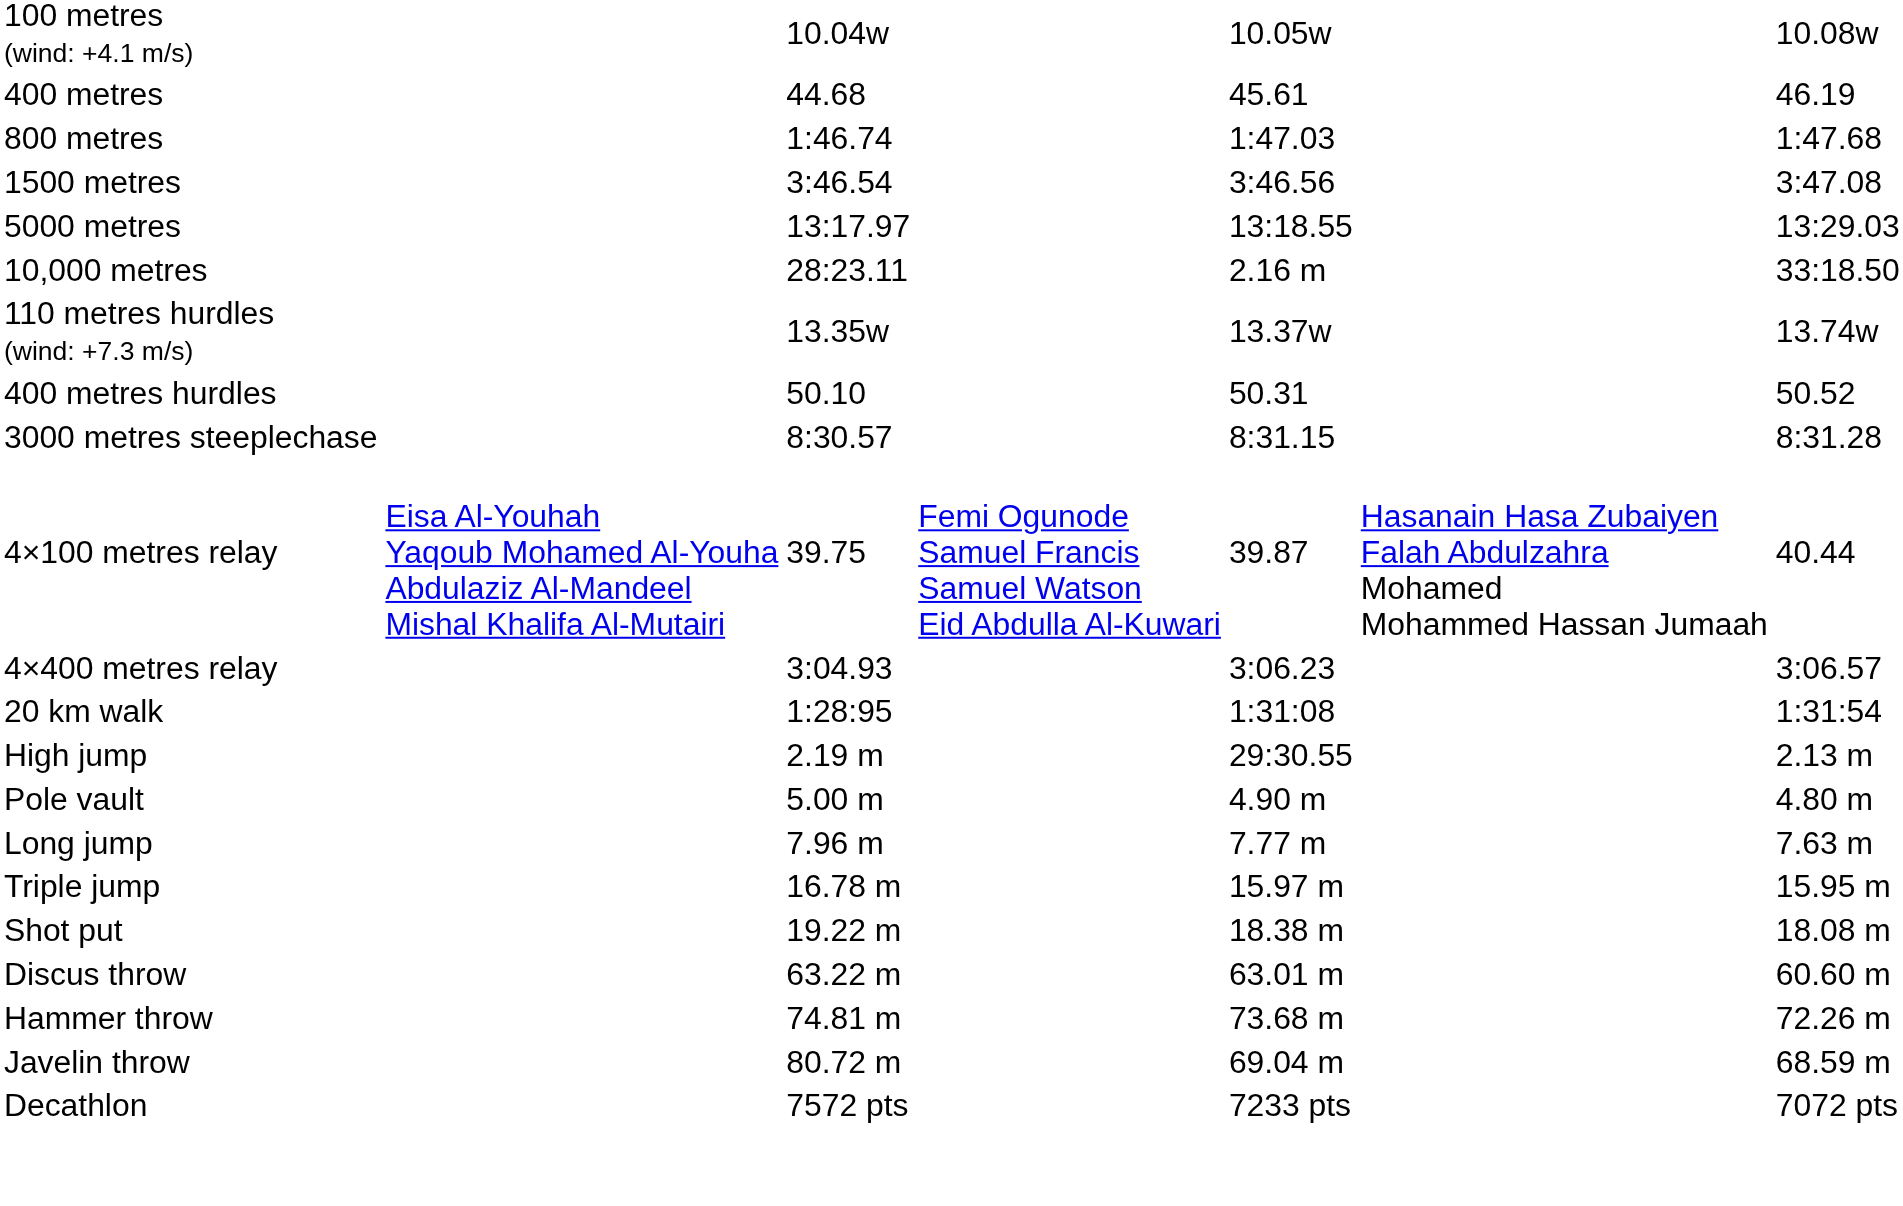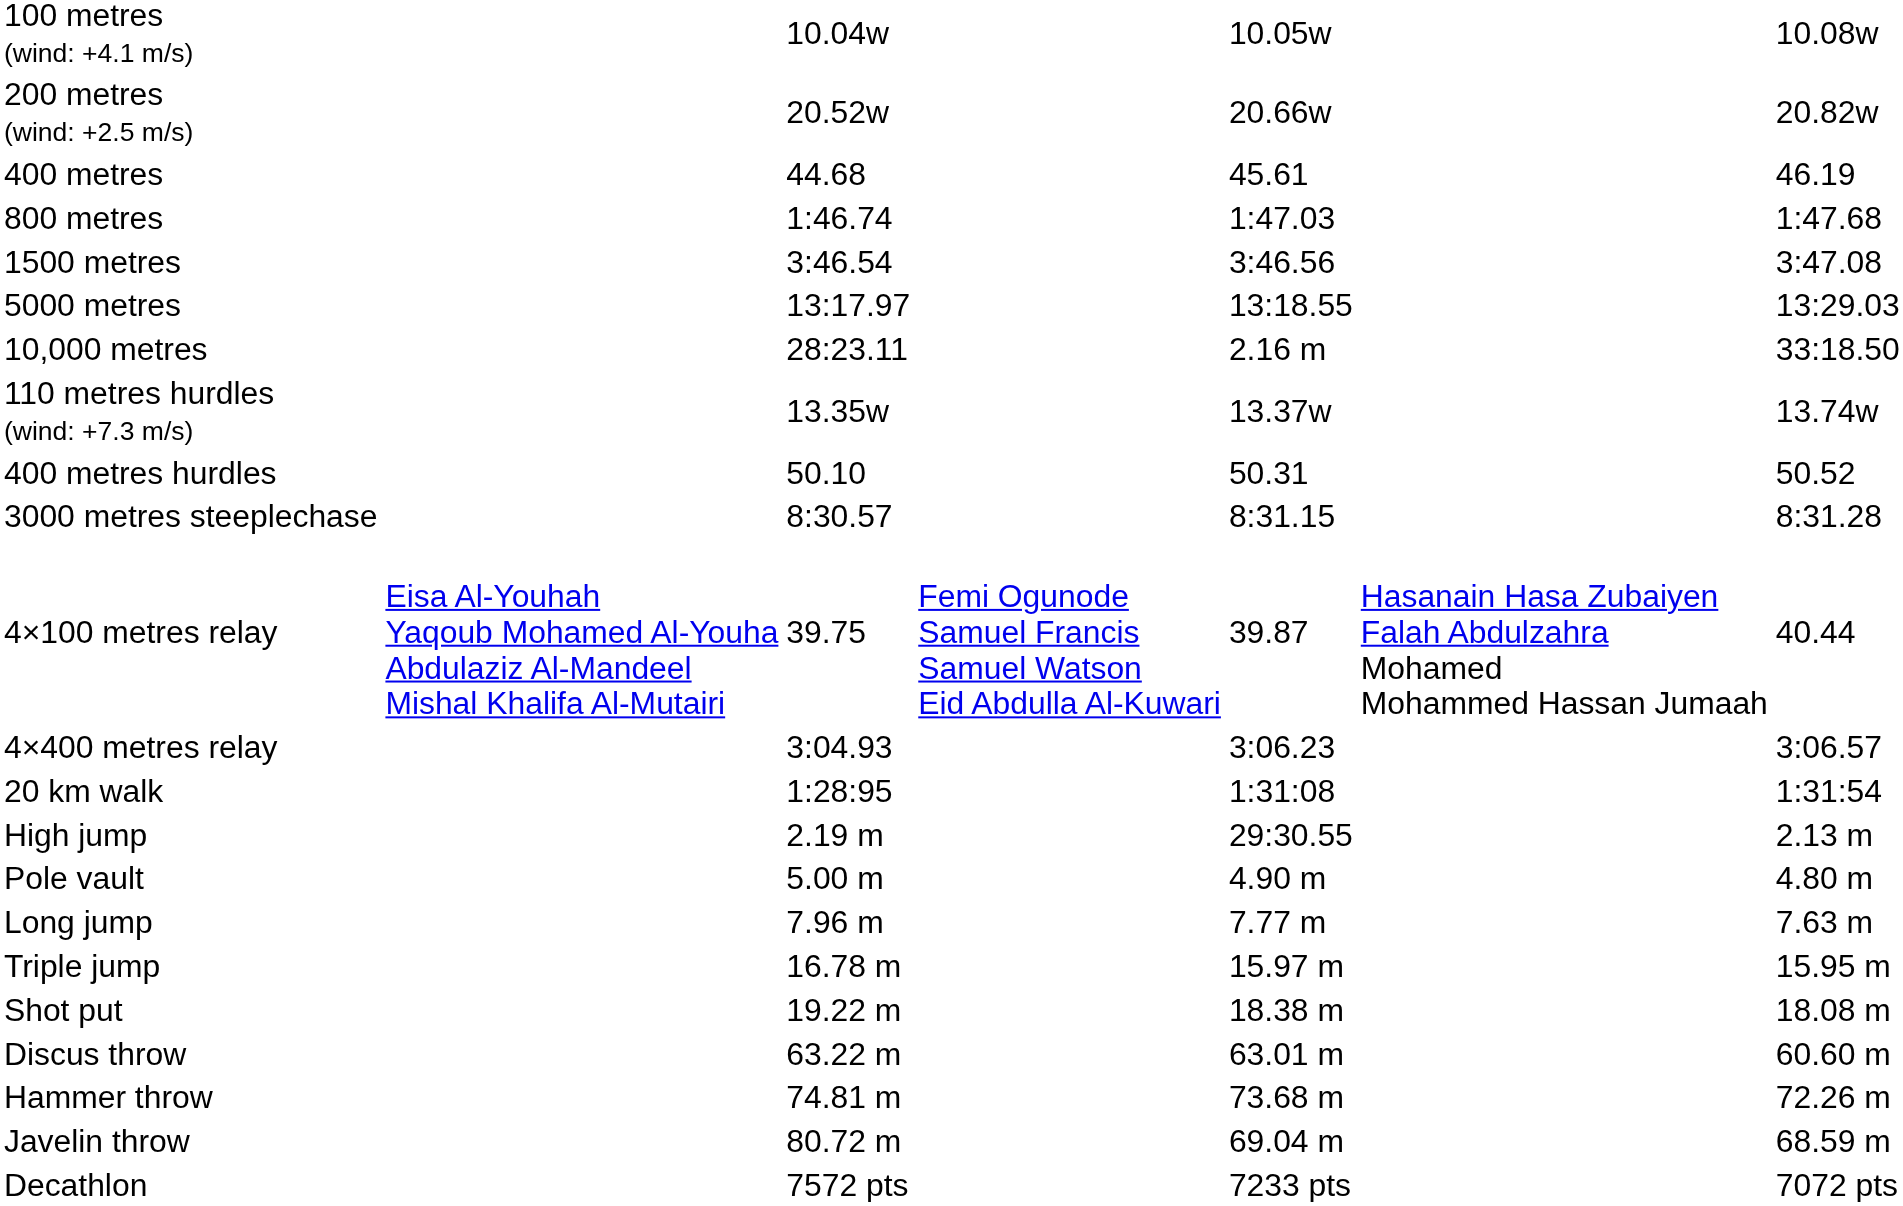+ row: (99, 112)
